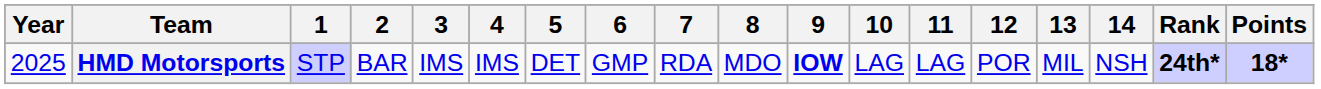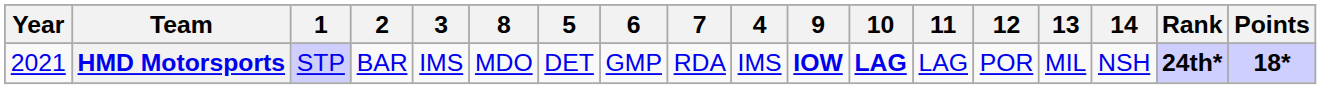columns swapped: (497, 24) <-> (753, 24)
(38, 63) 2025 -> (38, 63) 2021
(879, 63) normal -> (881, 63) bold
